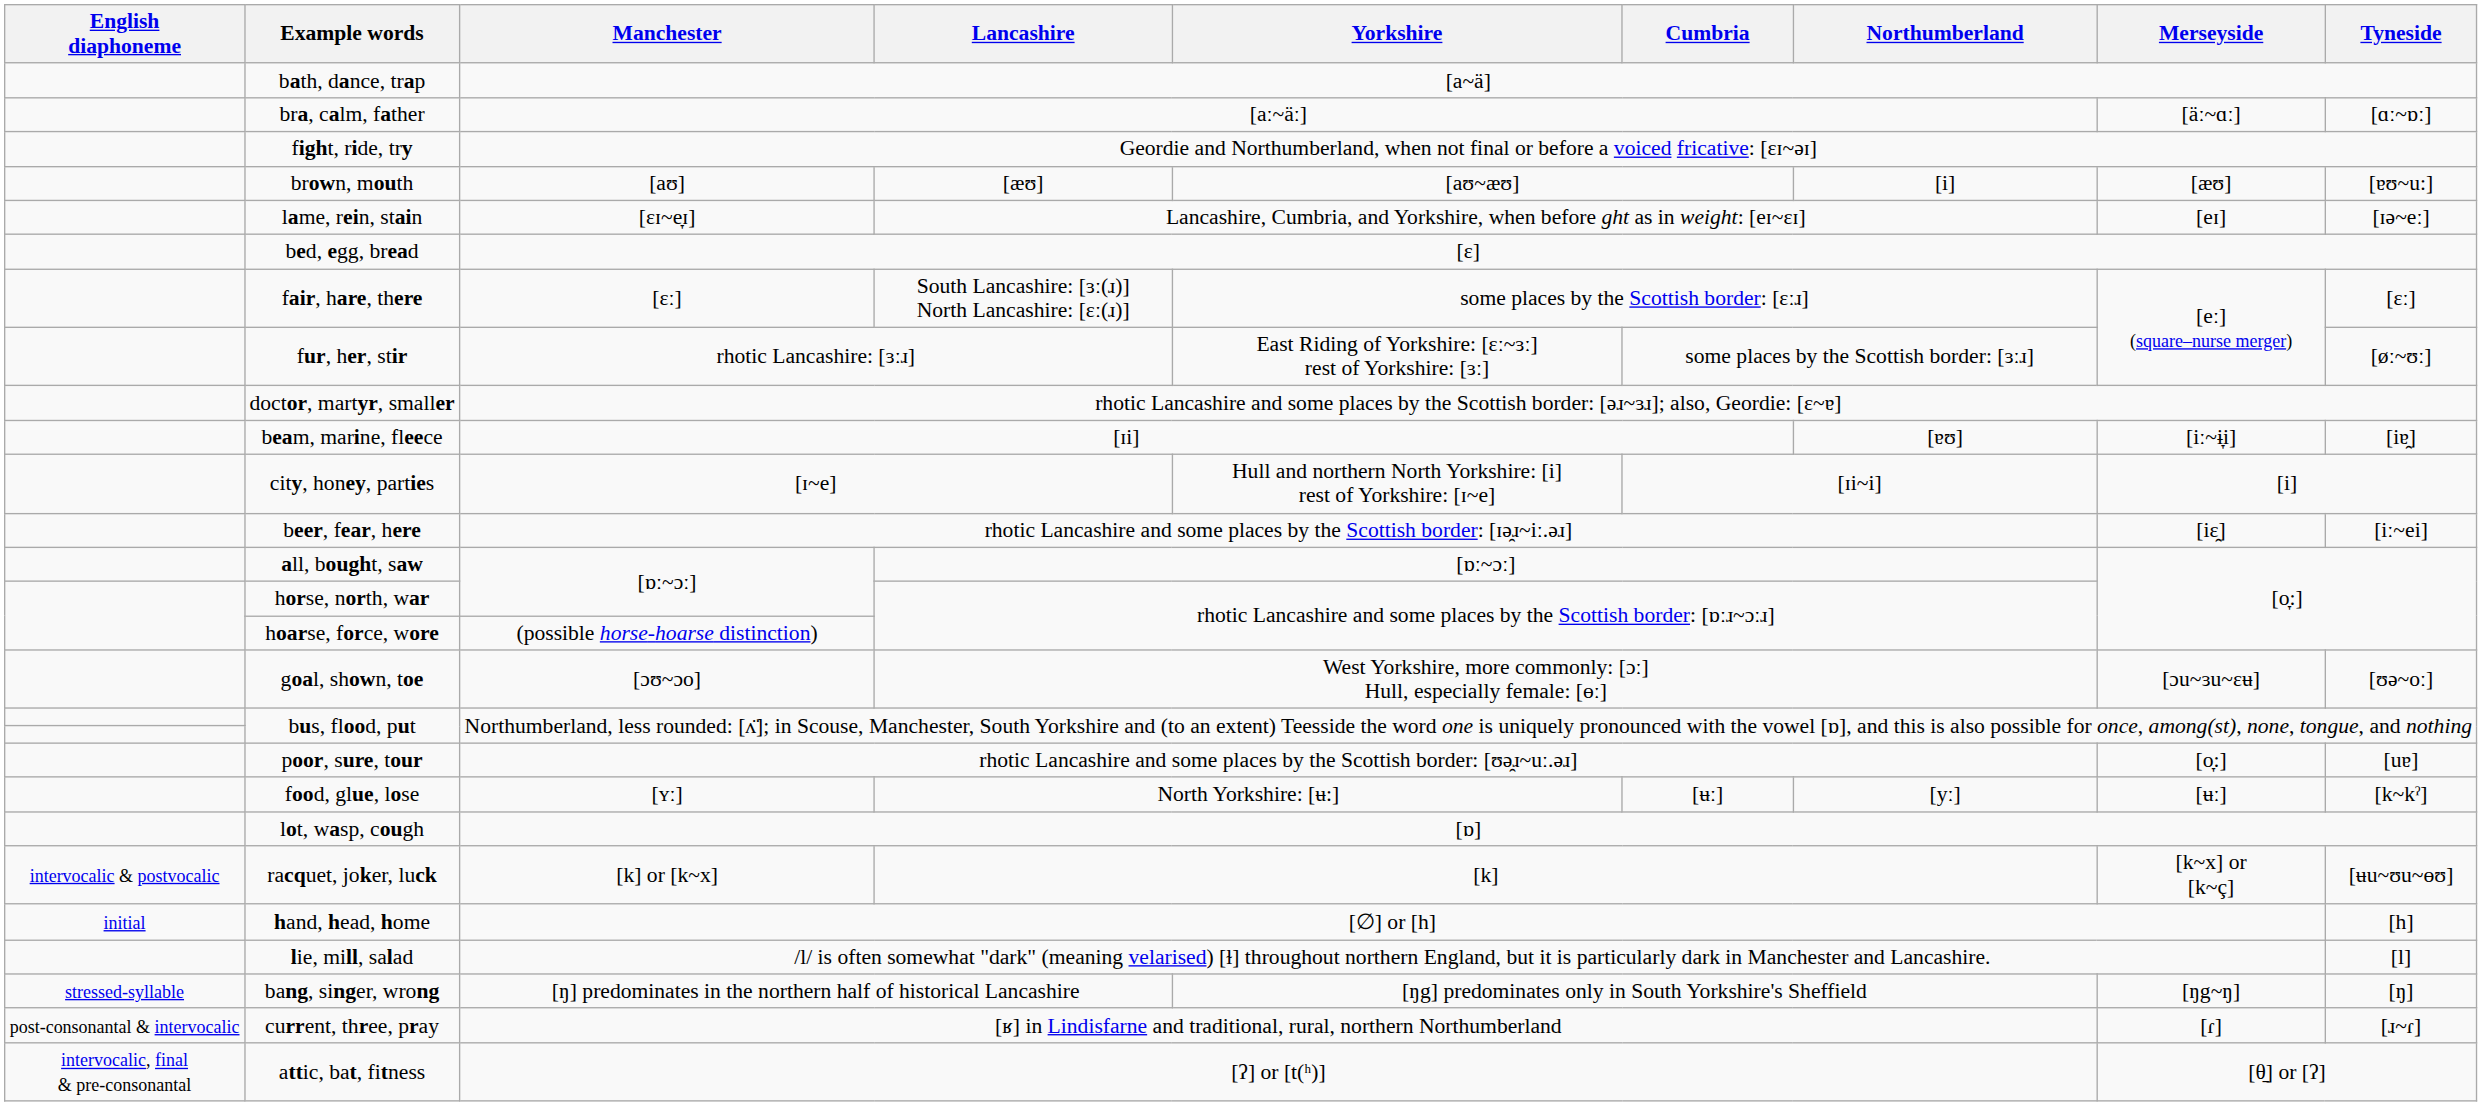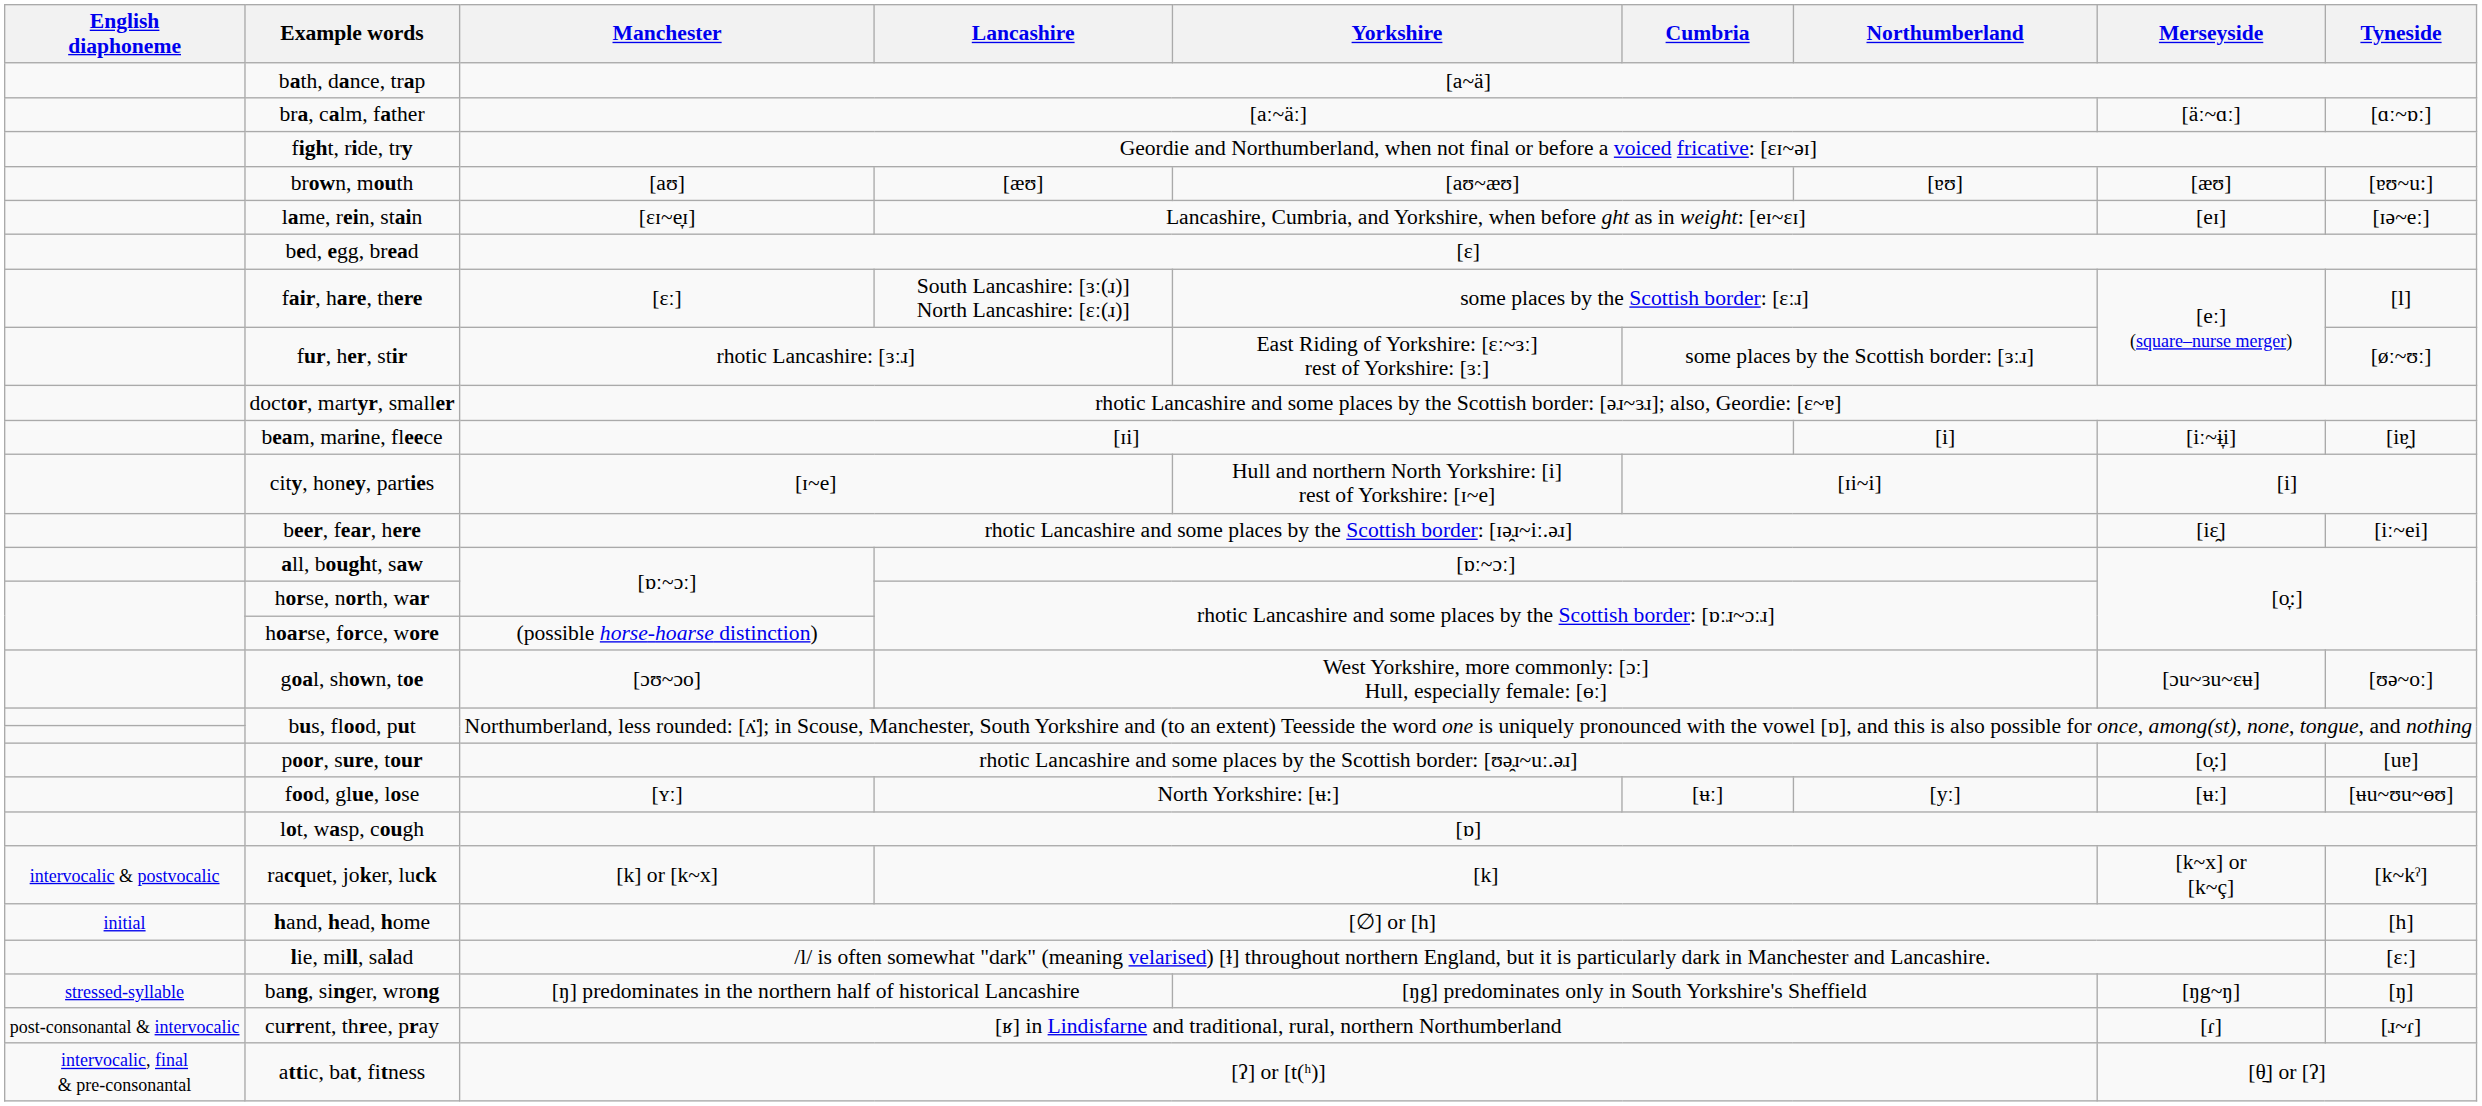(1945, 182) [i] -> (1945, 182) [ɐʊ]
(2401, 297) [ɛː] -> (2401, 297) [l]
(1945, 437) [ɐʊ] -> (1945, 437) [i]
(2401, 793) [k~kˀ] -> (2401, 793) [ʉu~ʊu~ɵʊ]
(2401, 874) [ʉu~ʊu~ɵʊ] -> (2401, 874) [k~kˀ]
(2401, 956) [l] -> (2401, 956) [ɛː]
